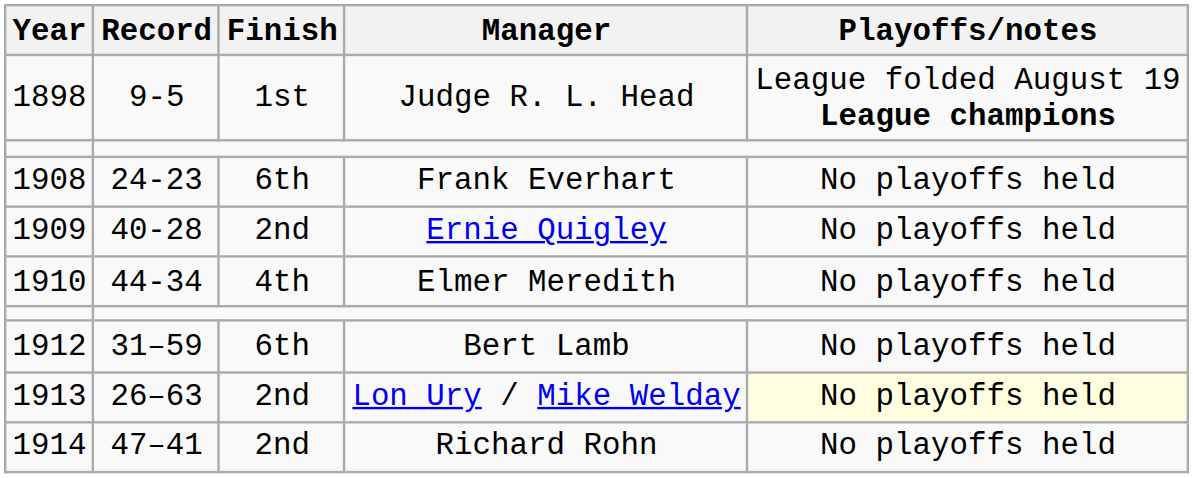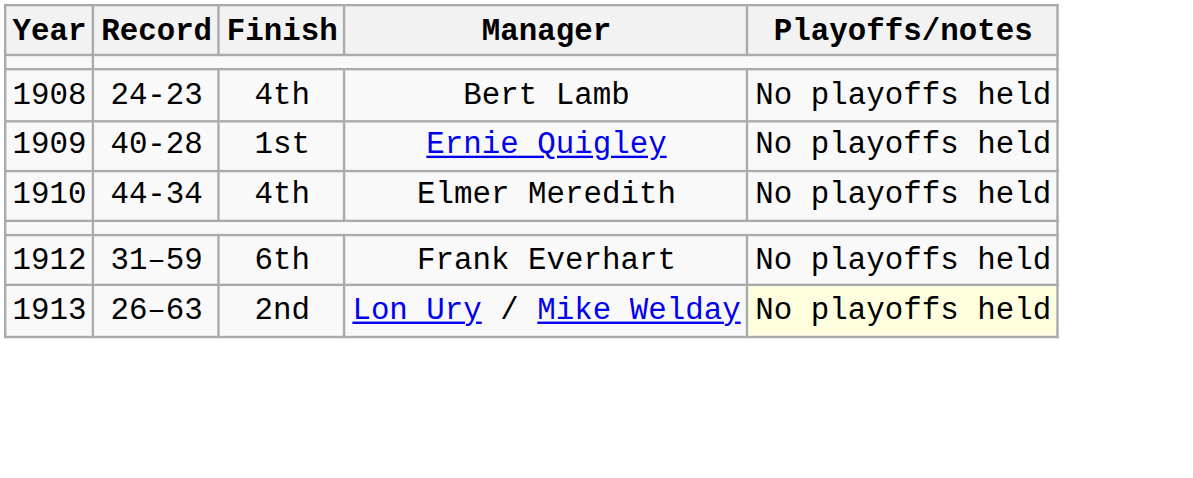- row: (50, 98)
(282, 181) 6th -> (282, 95) 4th
(547, 181) Frank Everhart -> (547, 95) Bert Lamb
(282, 231) 2nd -> (282, 145) 1st
(547, 346) Bert Lamb -> (547, 260) Frank Everhart
- row: (50, 447)
